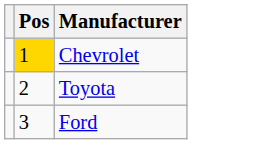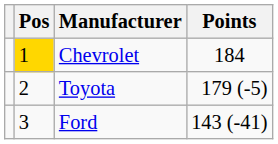+ column: (229, 21)
